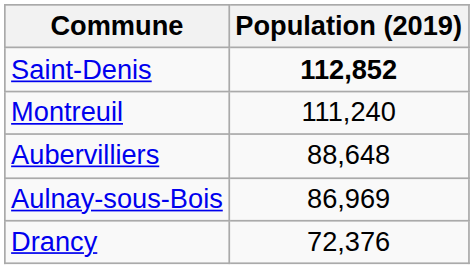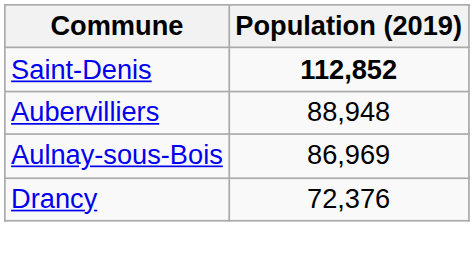- row: (67, 112)
(349, 155) 88,648 -> (349, 112) 88,948
